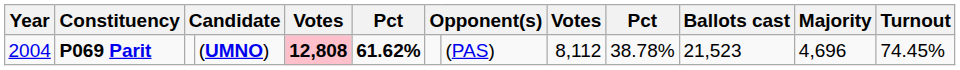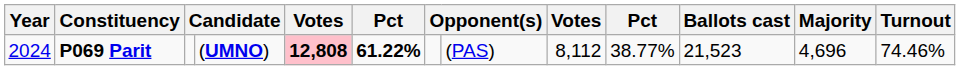(30, 50) 2004 -> (30, 50) 2024
(388, 50) 61.62% -> (388, 50) 61.22%
(642, 50) 38.78% -> (642, 50) 38.77%
(913, 50) 74.45% -> (913, 50) 74.46%
